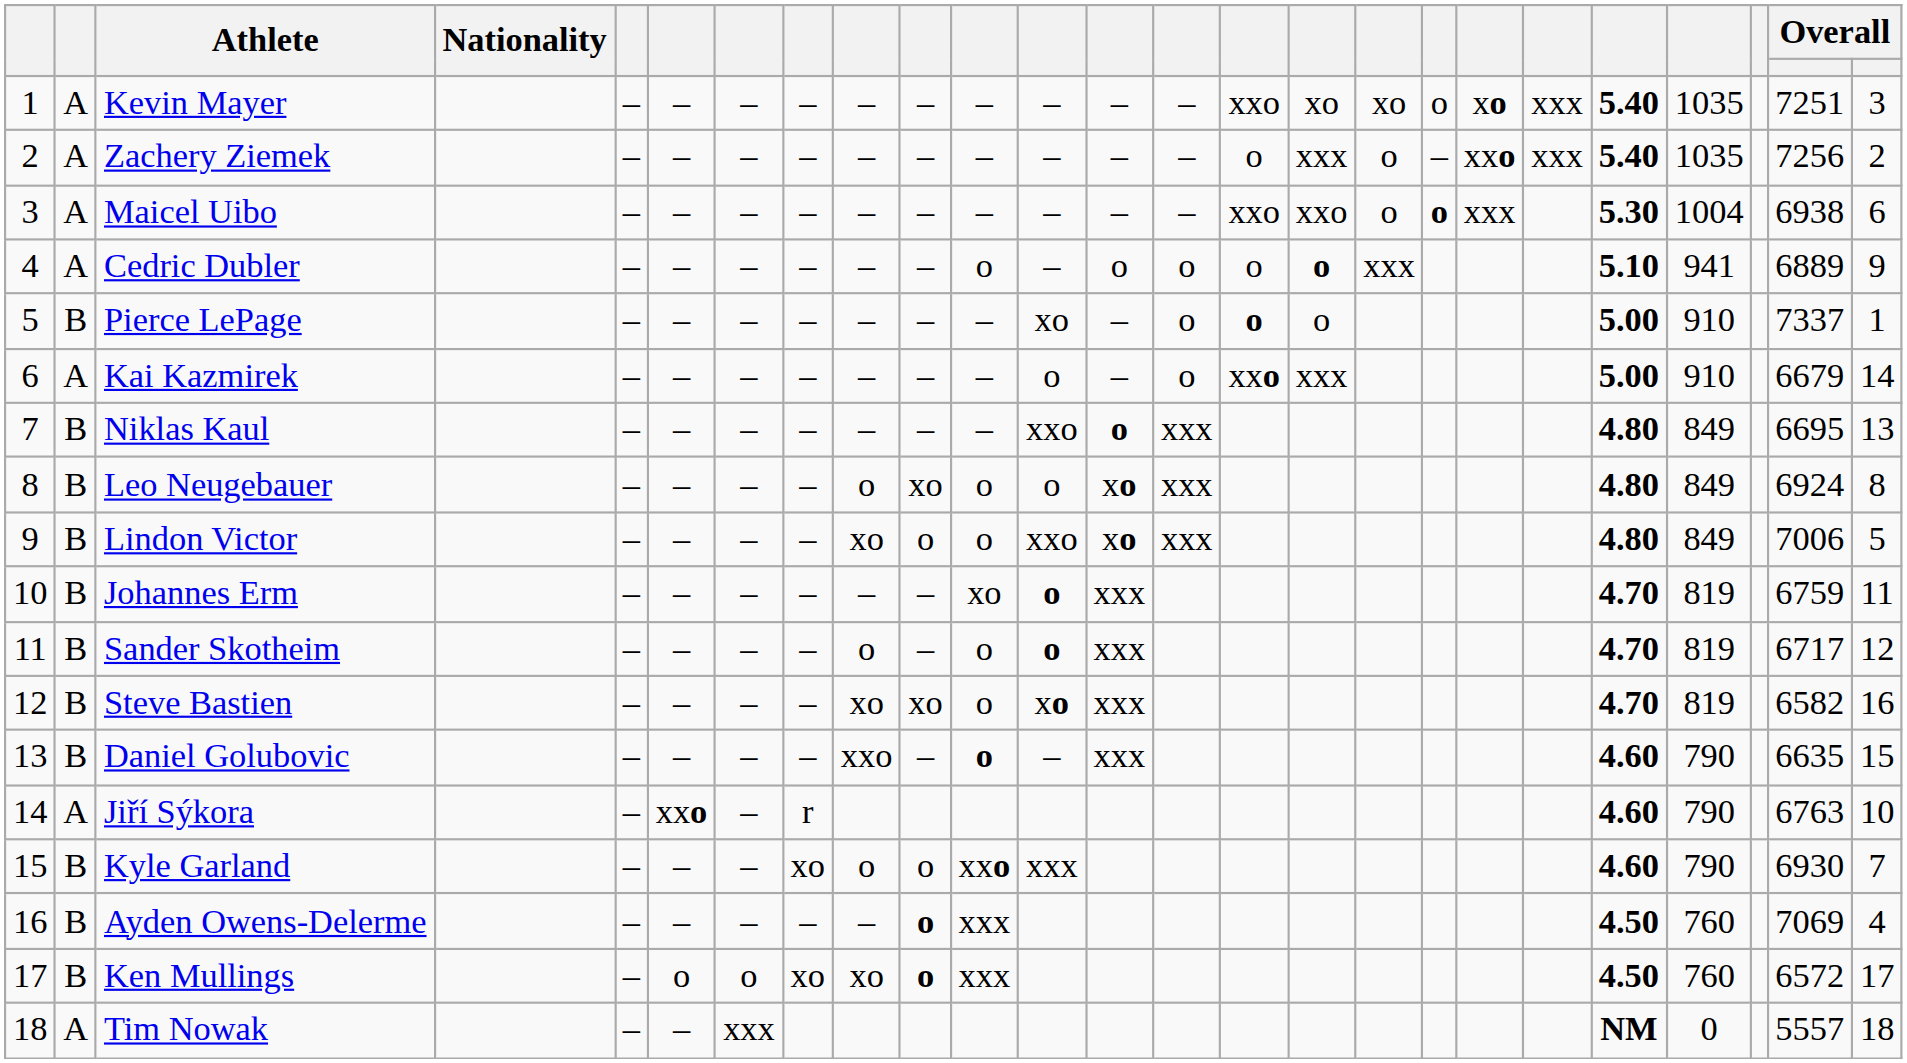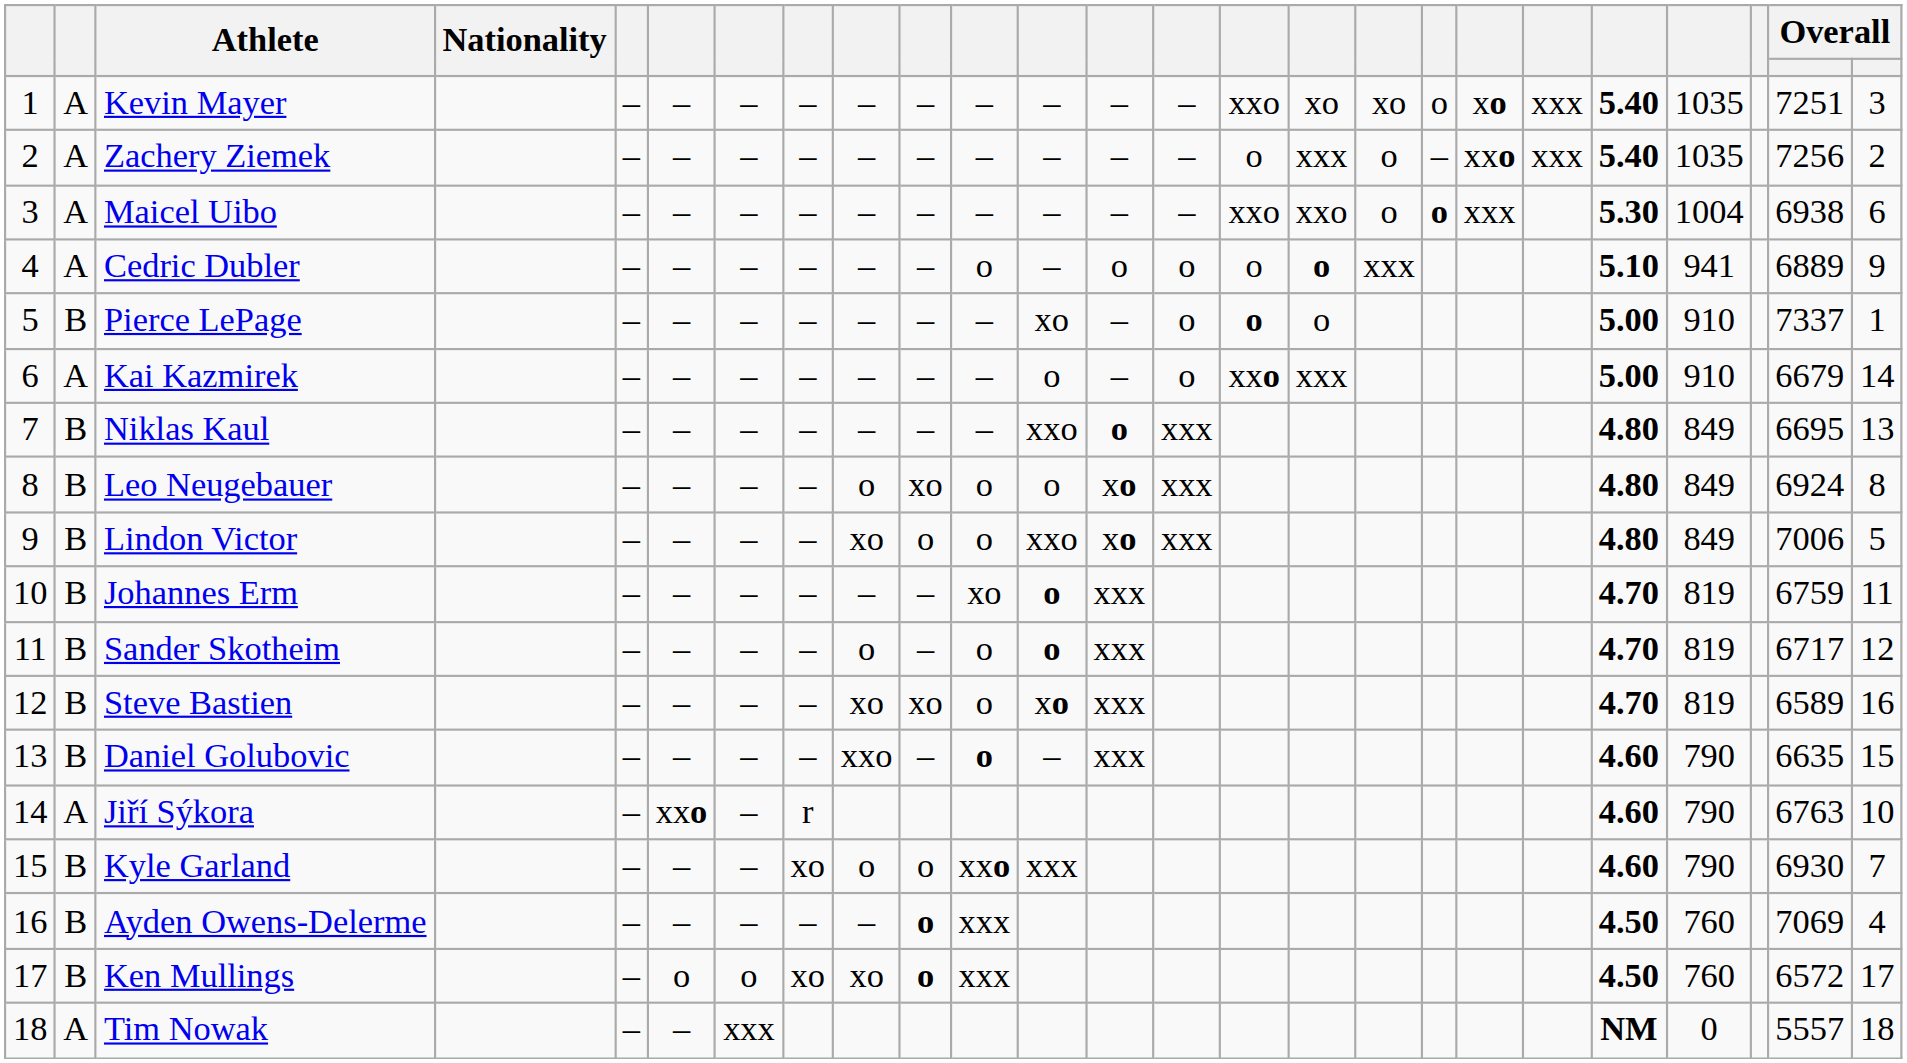(1810, 702) 6582 -> (1810, 702) 6589
